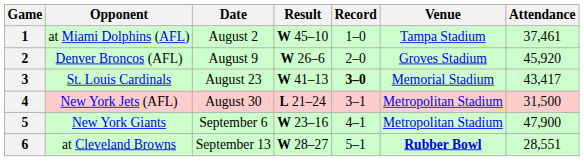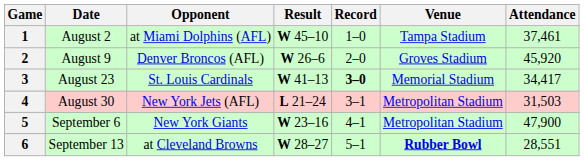columns swapped: (233, 15) <-> (119, 15)
(542, 79) 43,417 -> (542, 79) 34,417
(542, 101) 31,500 -> (542, 101) 31,503
